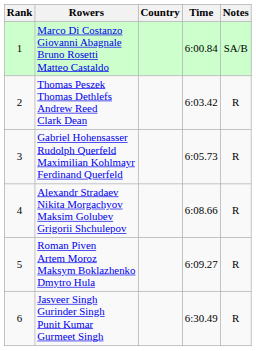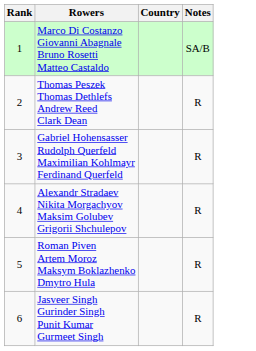- column: (201, 13)
